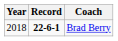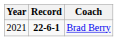(17, 28) 2018 -> (17, 28) 2021
